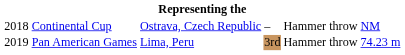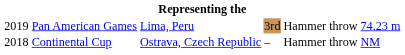rows swapped: (72, 25) <-> (84, 42)
